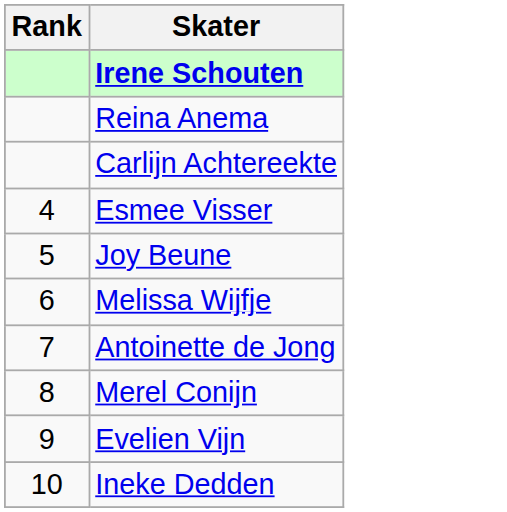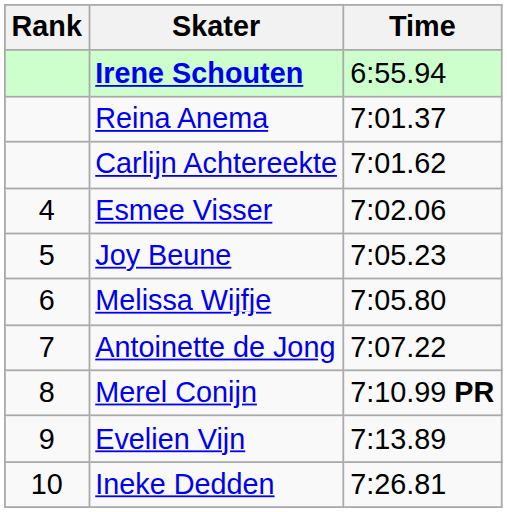+ column: (422, 27)
